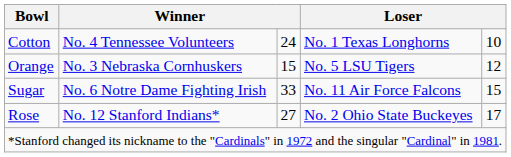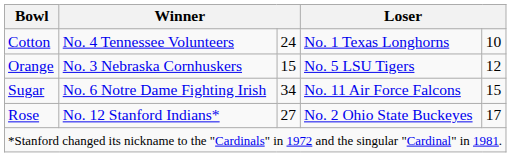(288, 90) 33 -> (288, 90) 34
